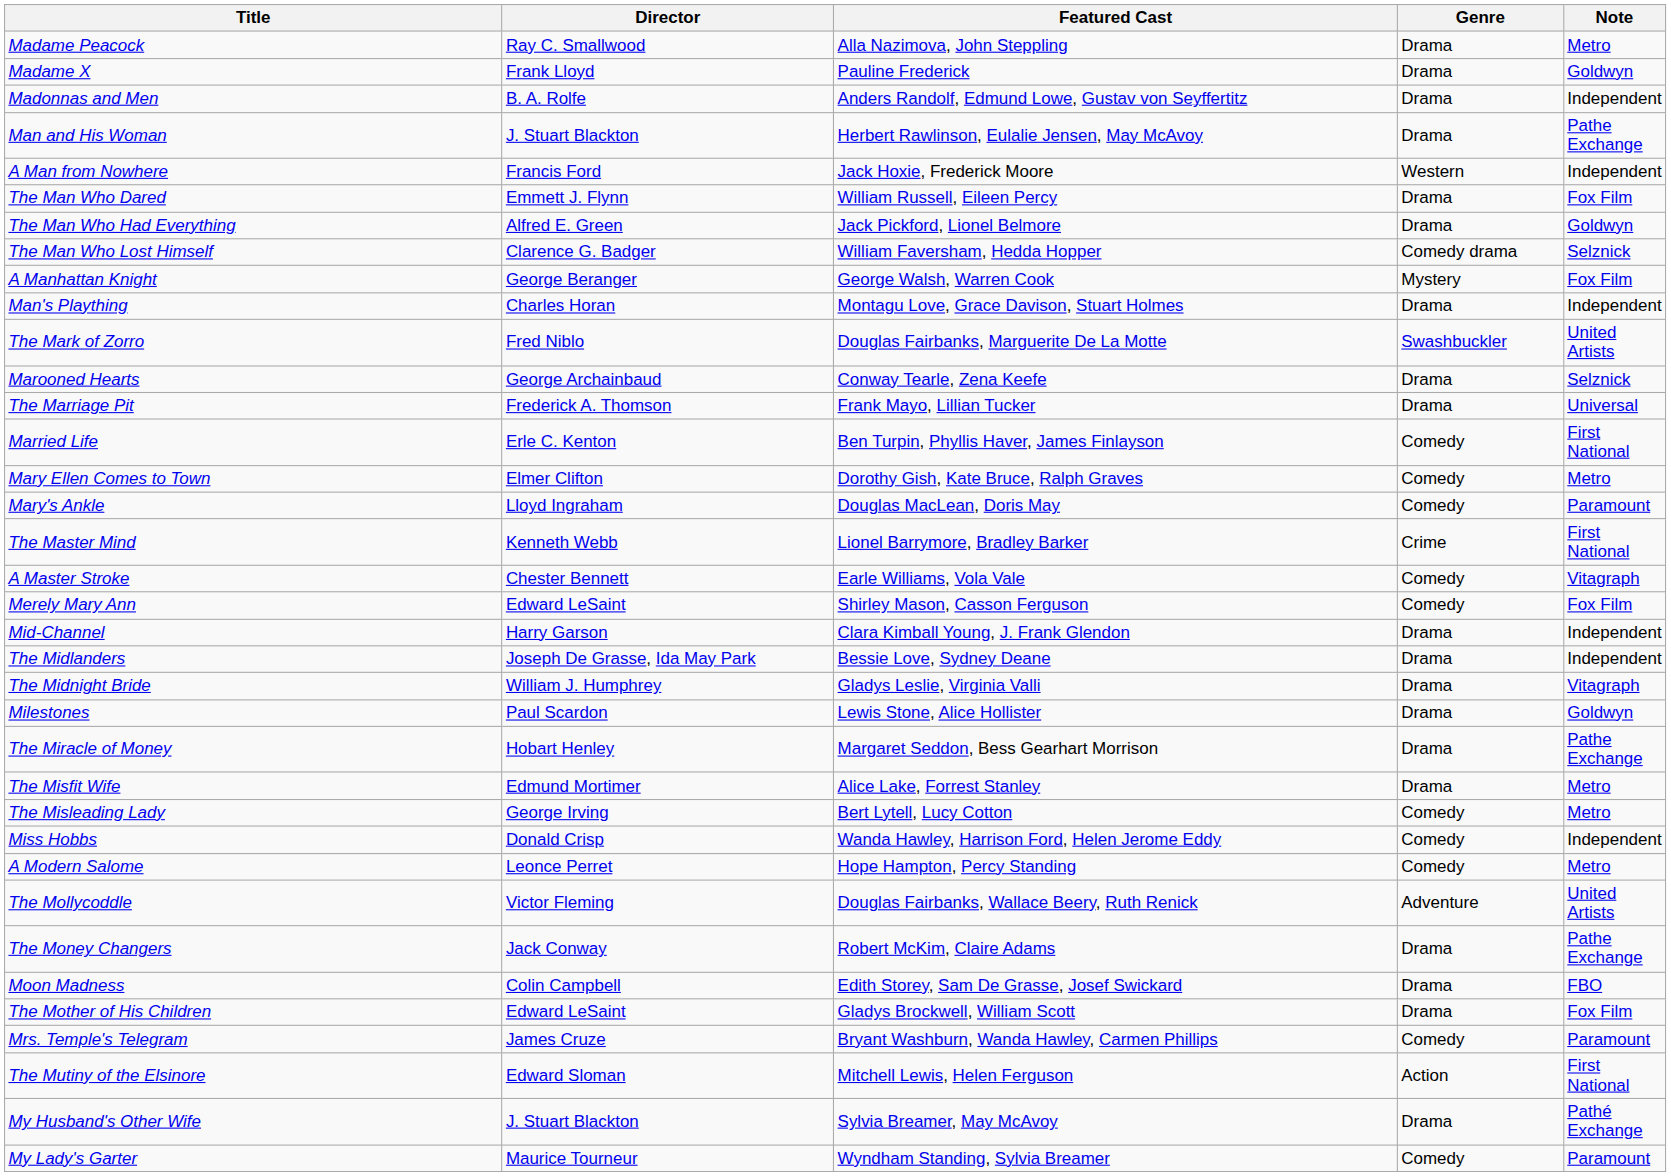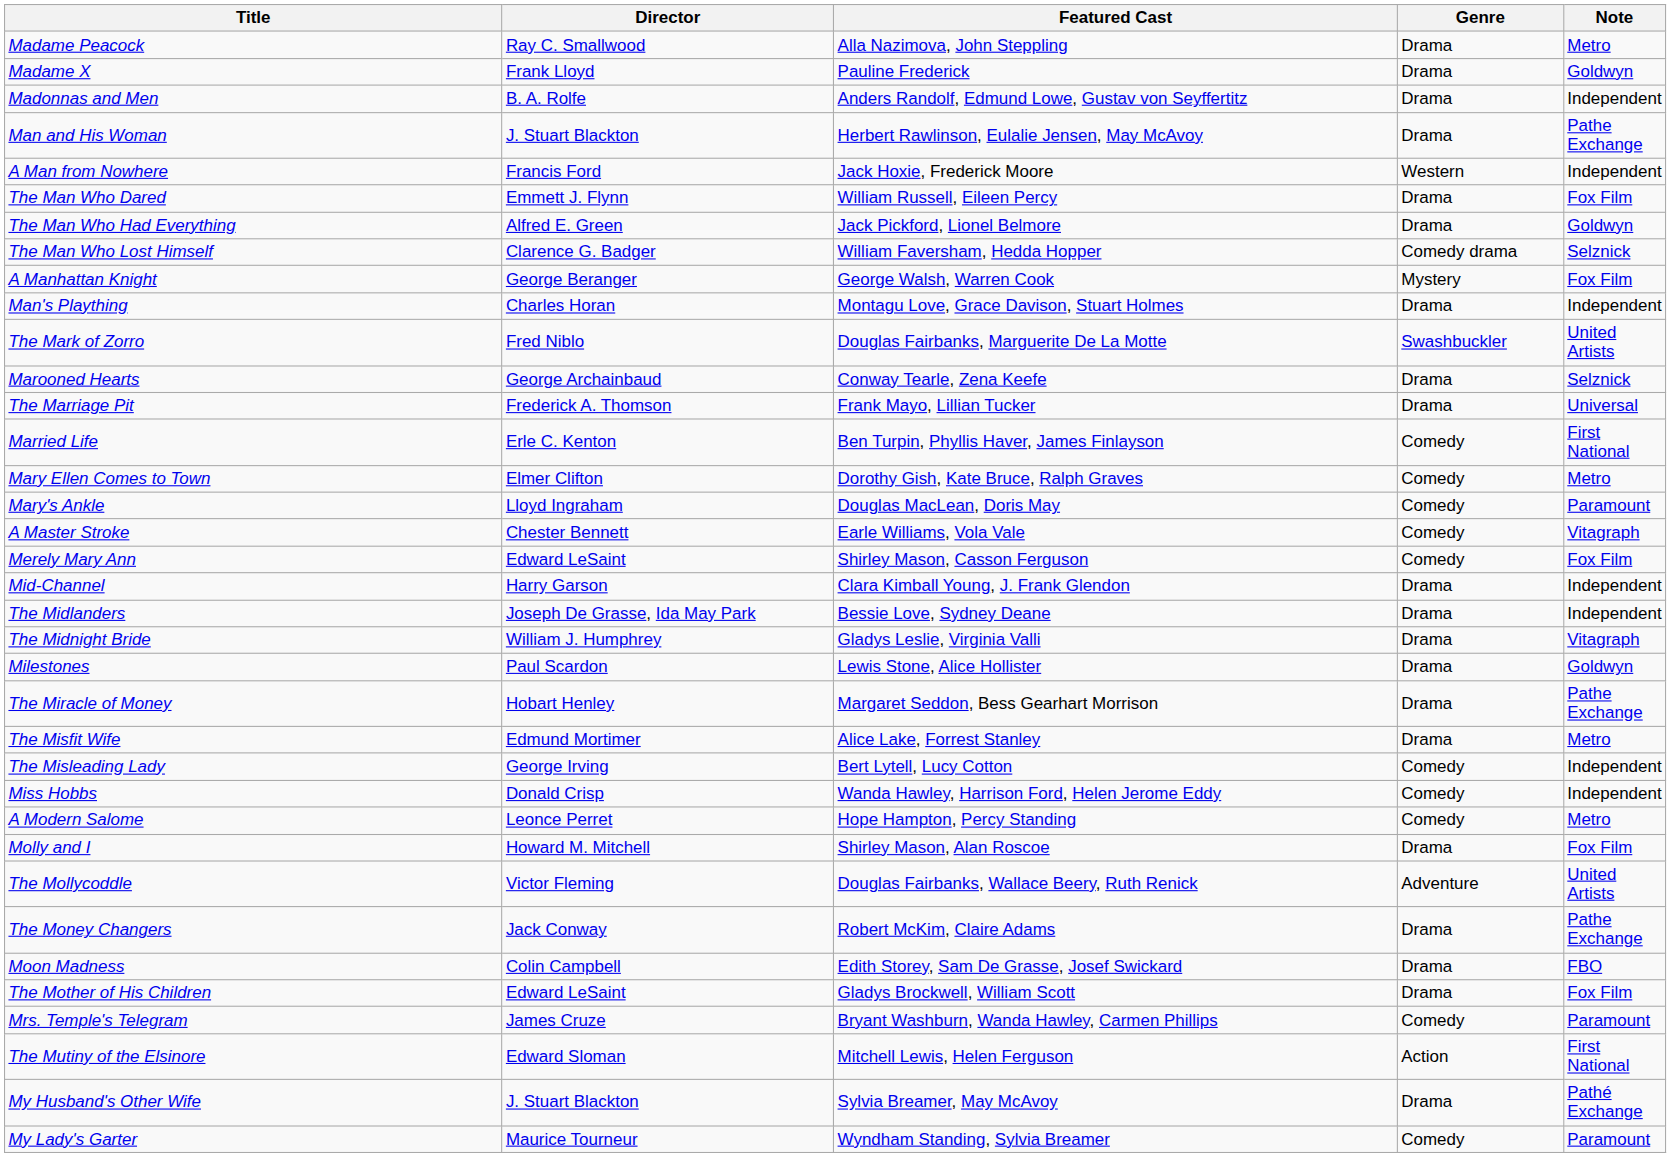- row: (72, 541)
(1589, 812) Metro -> (1614, 766) Independent
+ row: (49, 847)
